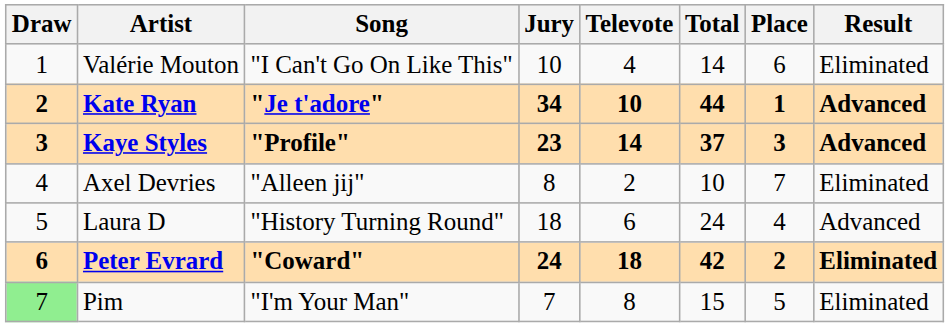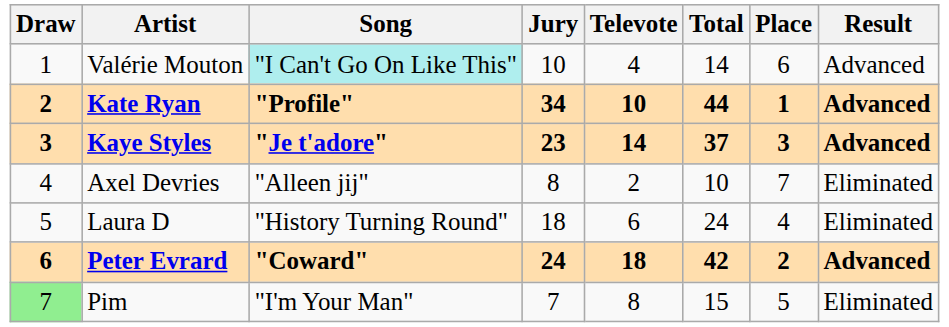(382, 63) no background -> (386, 63) paleturquoise background
(874, 63) Eliminated -> (874, 63) Advanced
(317, 103) "Je t'adore" -> (304, 103) "Profile"
(300, 143) "Profile" -> (321, 143) "Je t'adore"
(870, 222) Advanced -> (878, 222) Eliminated
(878, 261) Eliminated -> (877, 261) Advanced
